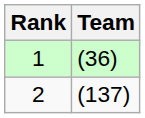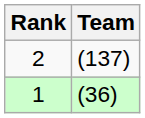rows swapped: (38, 58) <-> (38, 94)
